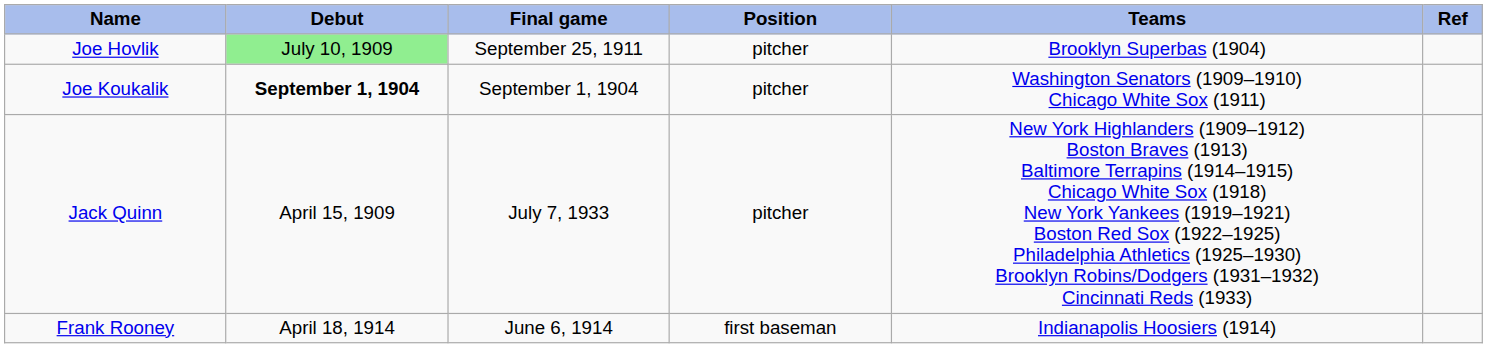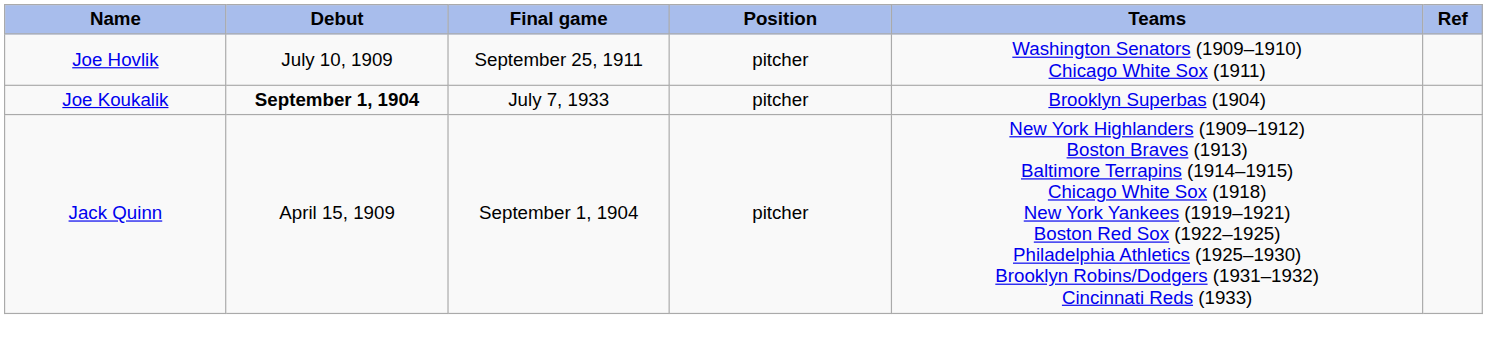(337, 49) lightgreen background -> (337, 59) no background
(1157, 49) Brooklyn Superbas (1904) -> (1157, 59) Washington Senators (1909–1910) Chicago White Sox (1911)
(559, 89) September 1, 1904 -> (559, 99) July 7, 1933
(1157, 89) Washington Senators (1909–1910) Chicago White Sox (1911) -> (1157, 99) Brooklyn Superbas (1904)
(559, 213) July 7, 1933 -> (559, 213) September 1, 1904
- row: (115, 327)
